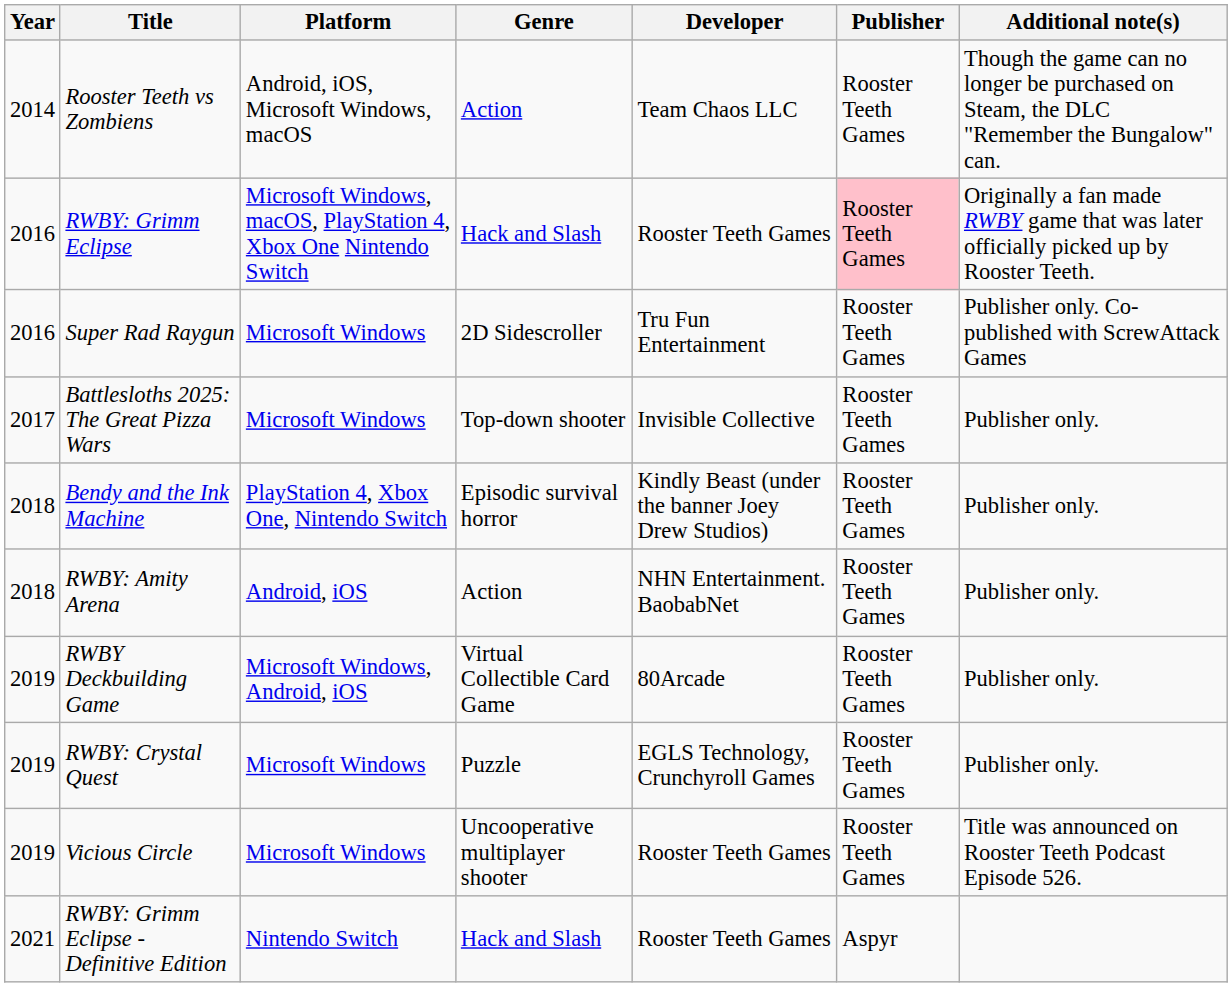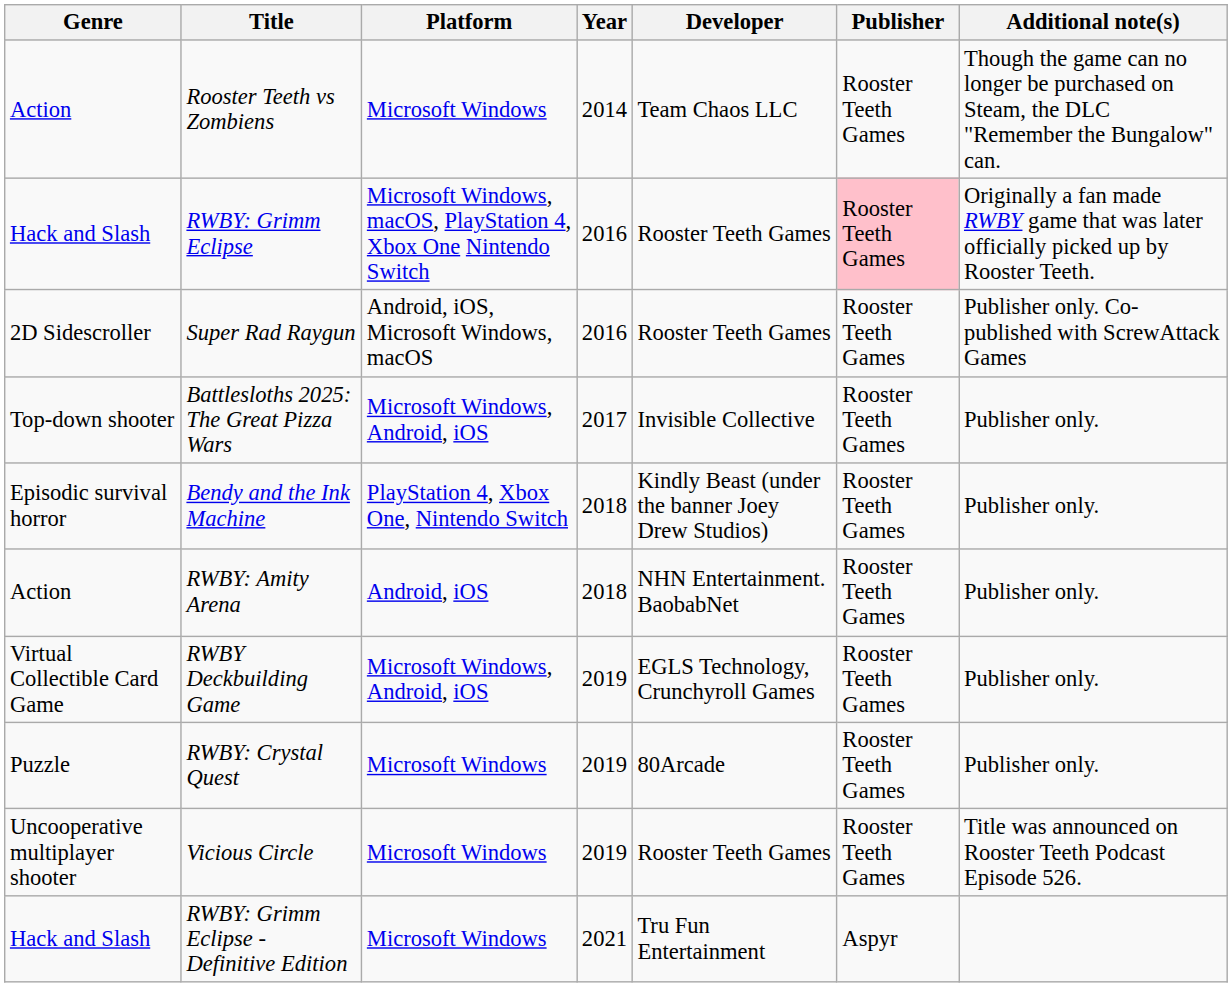columns swapped: (32, 22) <-> (544, 22)
(339, 108) Android, iOS, Microsoft Windows, macOS -> (457, 108) Microsoft Windows
(336, 332) Microsoft Windows -> (460, 332) Android, iOS, Microsoft Windows, macOS
(701, 332) Tru Fun Entertainment -> (734, 332) Rooster Teeth Games
(336, 419) Microsoft Windows -> (460, 419) Microsoft Windows, Android, iOS
(681, 678) 80Arcade -> (726, 678) EGLS Technology, Crunchyroll Games
(726, 765) EGLS Technology, Crunchyroll Games -> (681, 765) 80Arcade
(322, 938) Nintendo Switch -> (457, 938) Microsoft Windows
(734, 938) Rooster Teeth Games -> (701, 938) Tru Fun Entertainment
